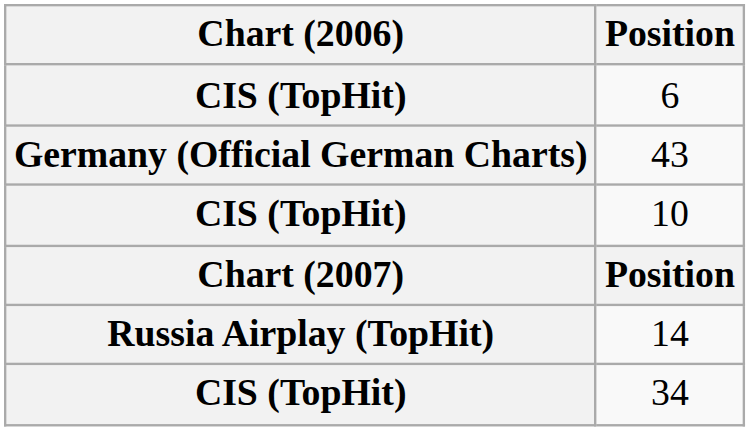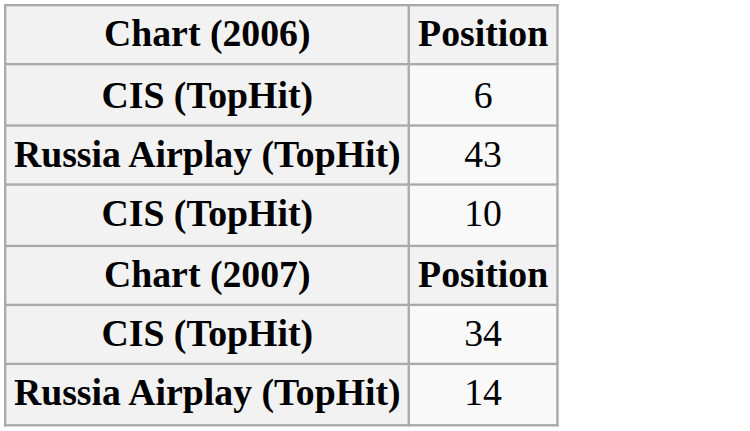(301, 154) Germany (Official German Charts) -> (207, 154) Russia Airplay (TopHit)
rows swapped: (670, 393) <-> (670, 333)
